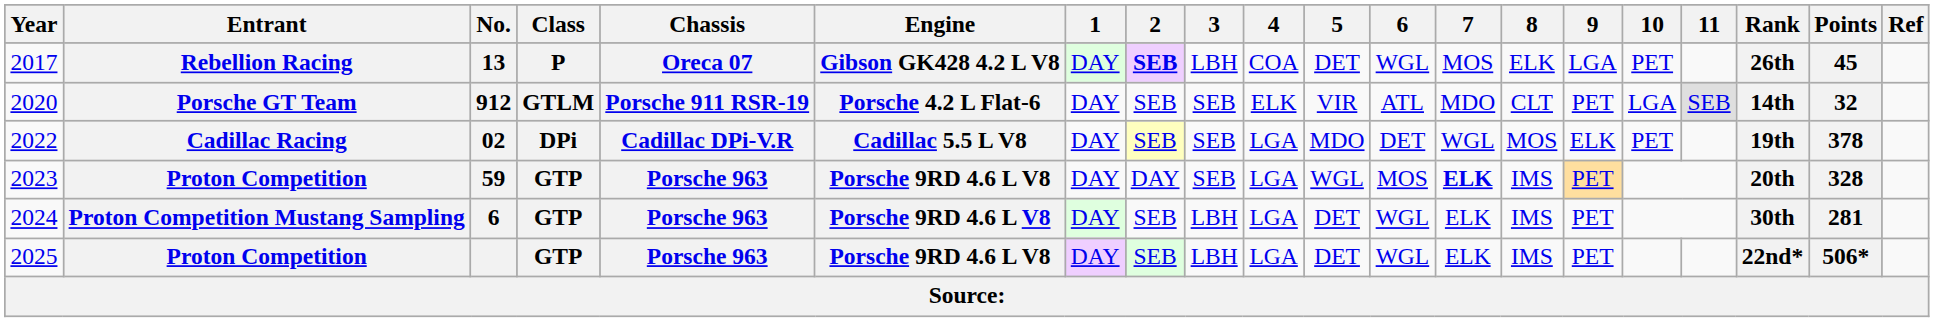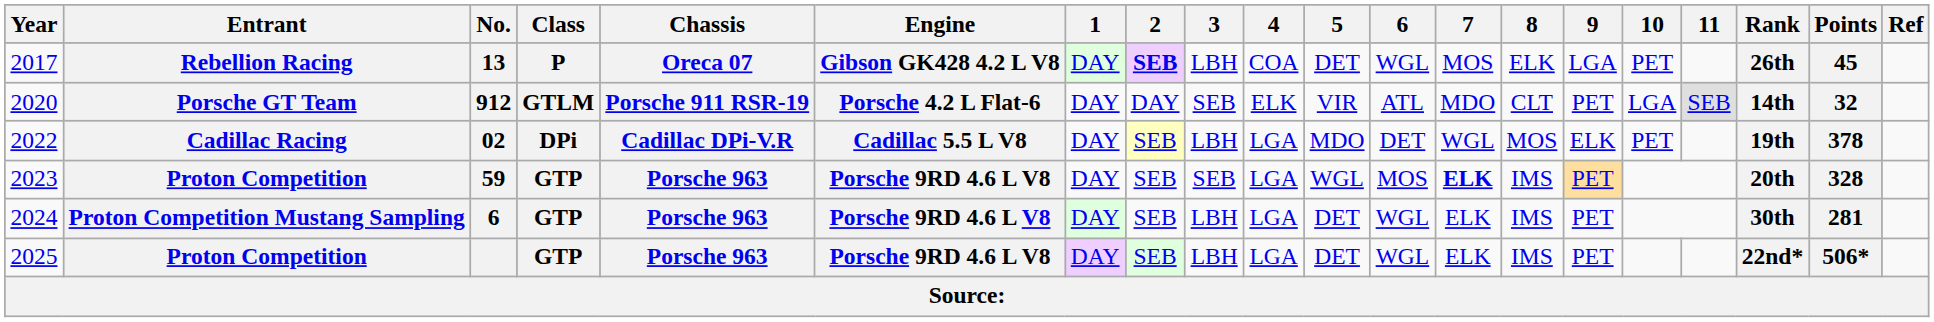(1155, 101) SEB -> (1155, 101) DAY
(1214, 139) SEB -> (1214, 139) LBH
(1155, 178) DAY -> (1155, 178) SEB
